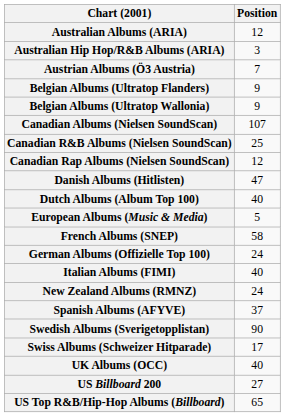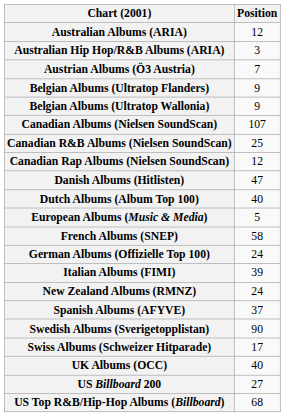(257, 273) 40 -> (257, 273) 39
(257, 402) 65 -> (257, 402) 68
